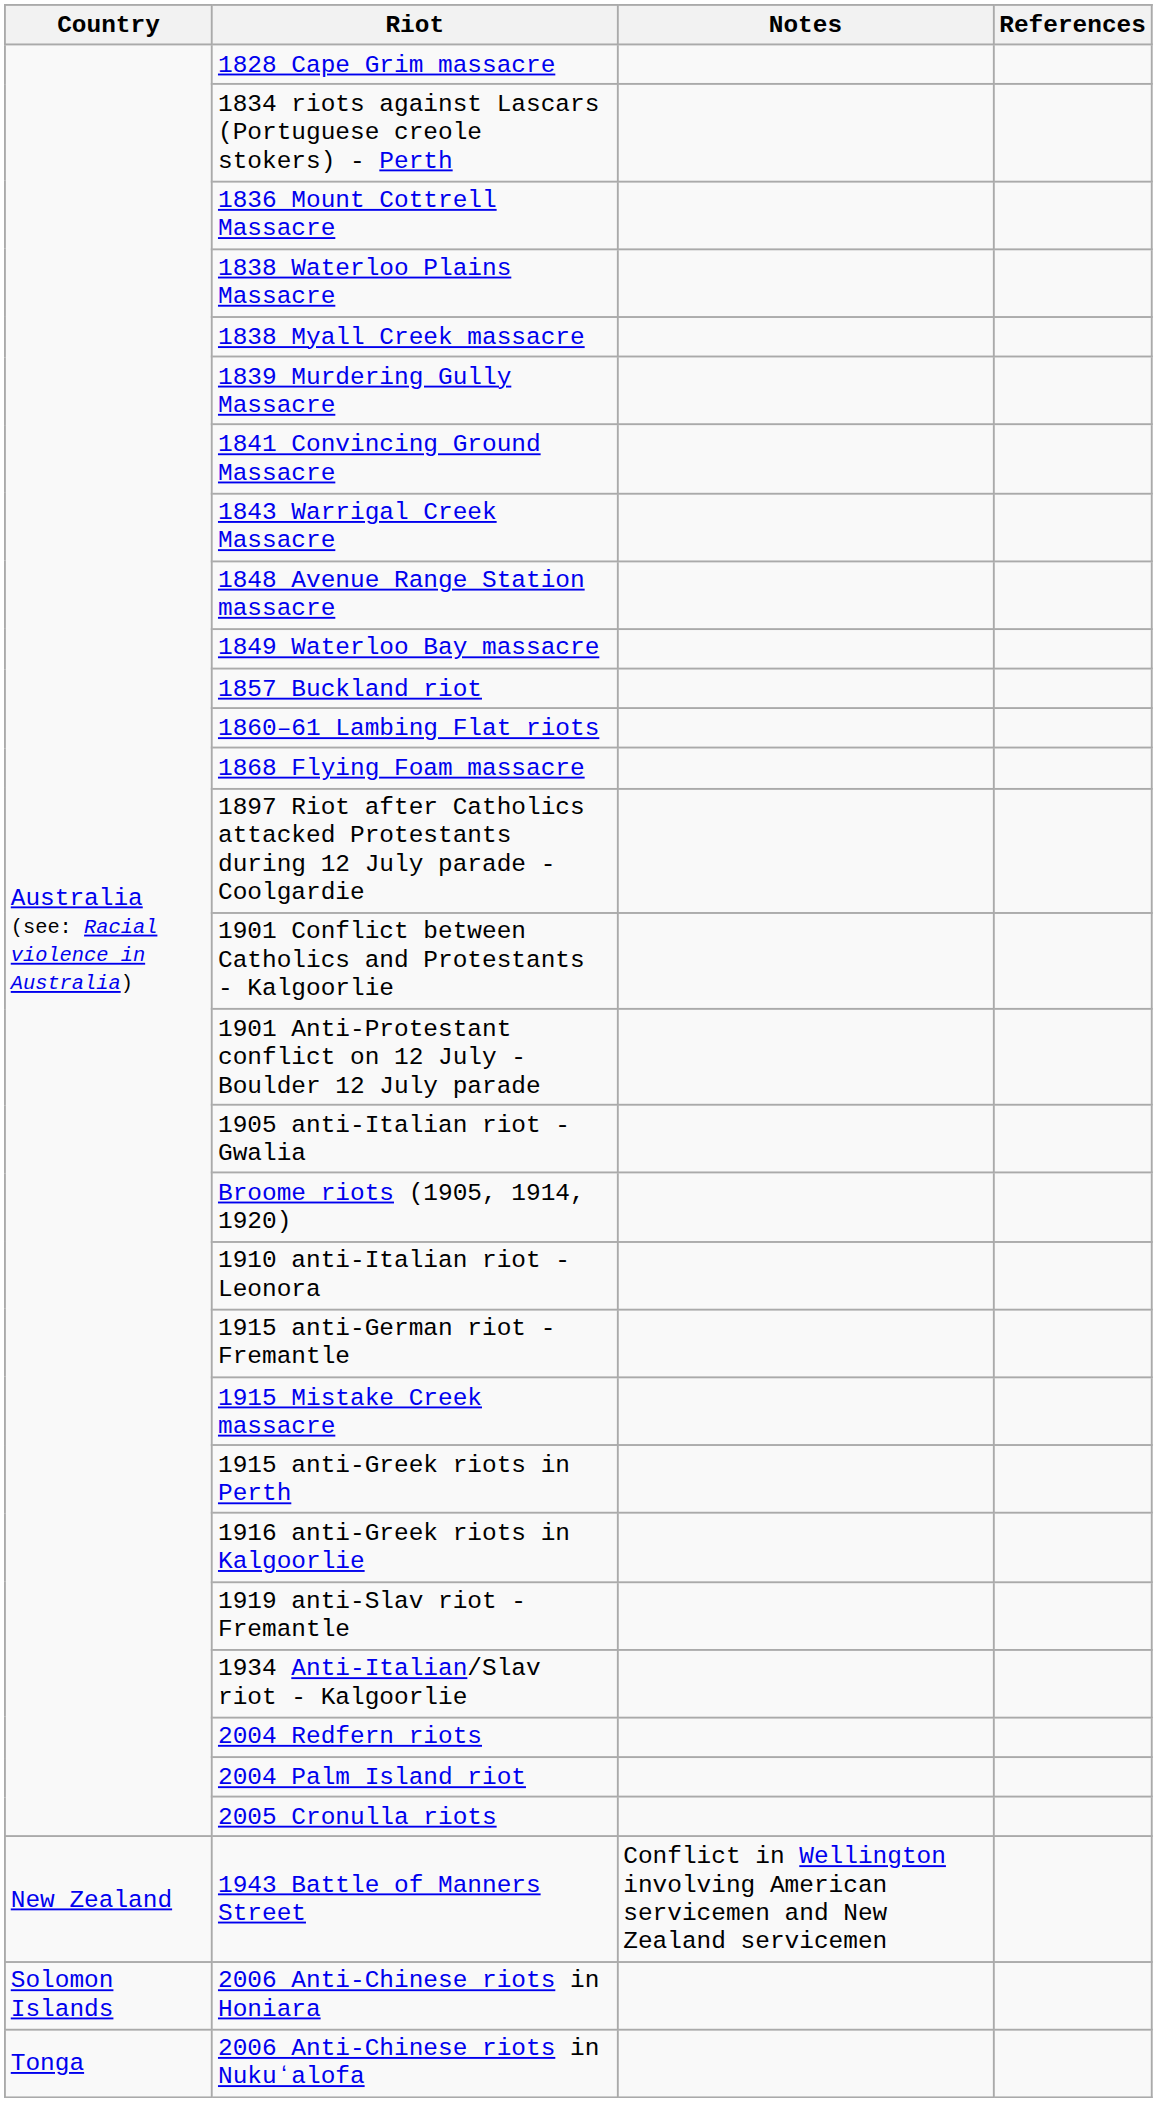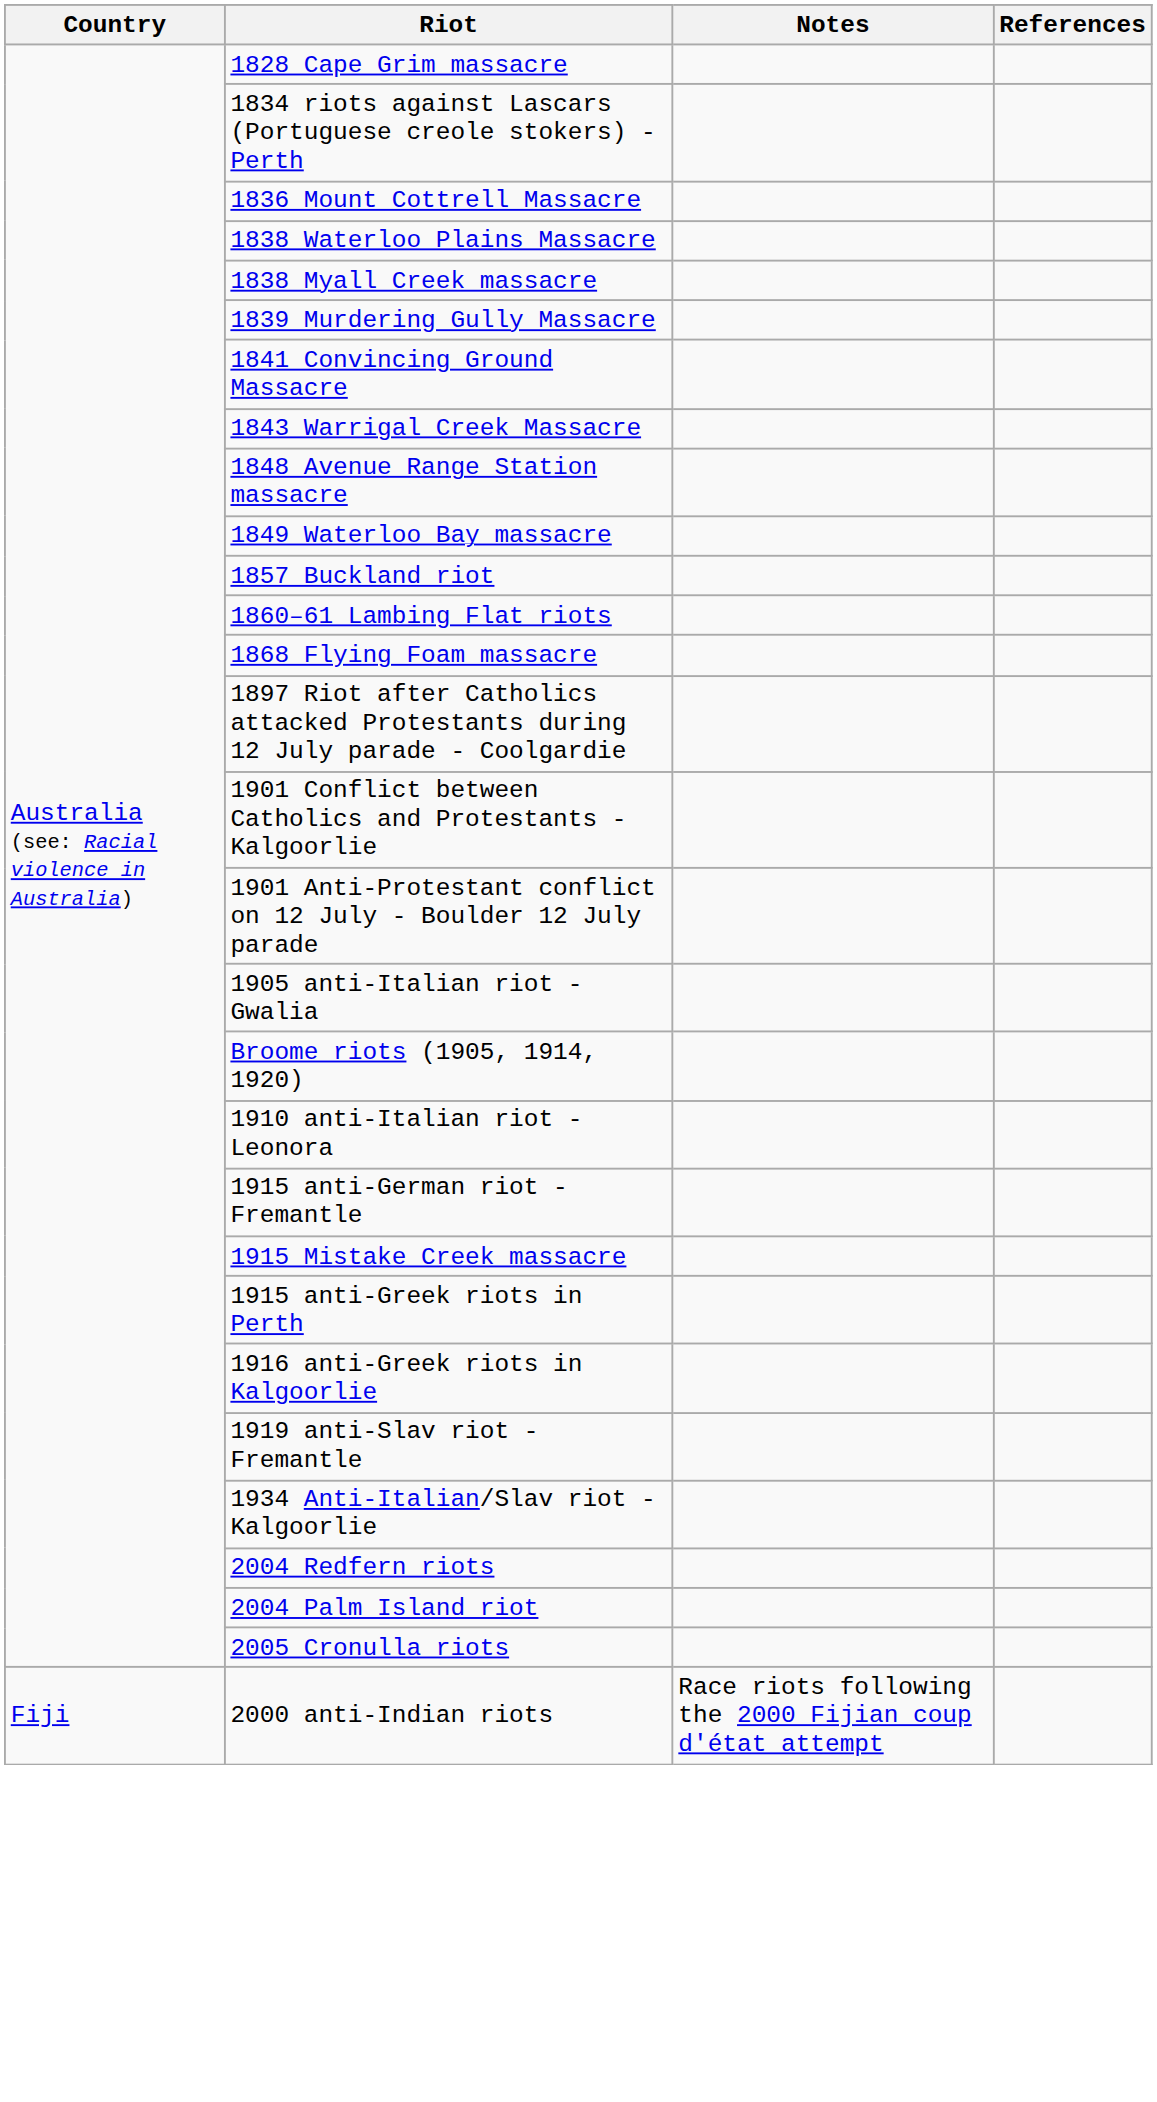+ row: (392, 1716)
- row: (379, 1899)
- row: (409, 1995)
- row: (409, 2063)
